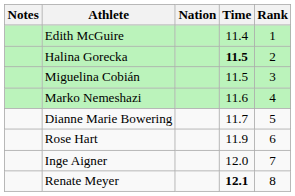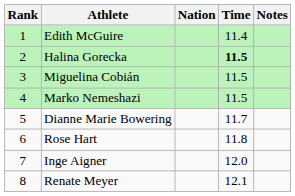columns swapped: (273, 14) <-> (23, 14)
(237, 98) 11.6 -> (236, 98) 11.5
(237, 139) 11.9 -> (236, 139) 11.8
(237, 181) bold -> (236, 181) normal
